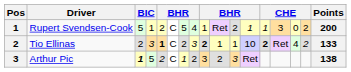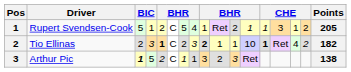(296, 27) 0 -> (296, 27) 1
(328, 27) 200 -> (328, 27) 205
(265, 43) 2 -> (265, 43) 1
(328, 43) 133 -> (328, 43) 182
(194, 59) 2 -> (194, 59) 1
